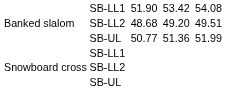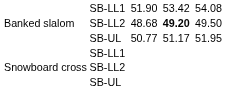(176, 23) normal -> (176, 23) bold
(208, 23) 49.51 -> (208, 23) 49.50
(176, 38) 51.36 -> (176, 38) 51.17
(208, 38) 51.99 -> (208, 38) 51.95
